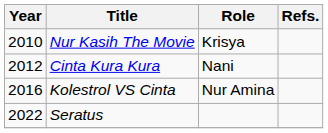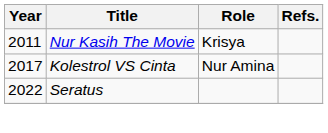(25, 41) 2010 -> (25, 41) 2011
- row: (105, 66)
(25, 90) 2016 -> (25, 66) 2017
